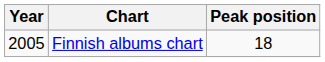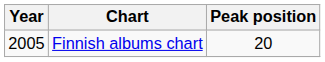(263, 43) 18 -> (263, 43) 20
